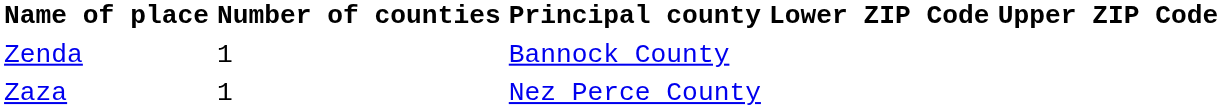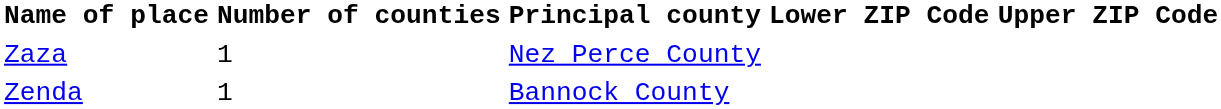rows swapped: (36, 93) <-> (43, 55)
